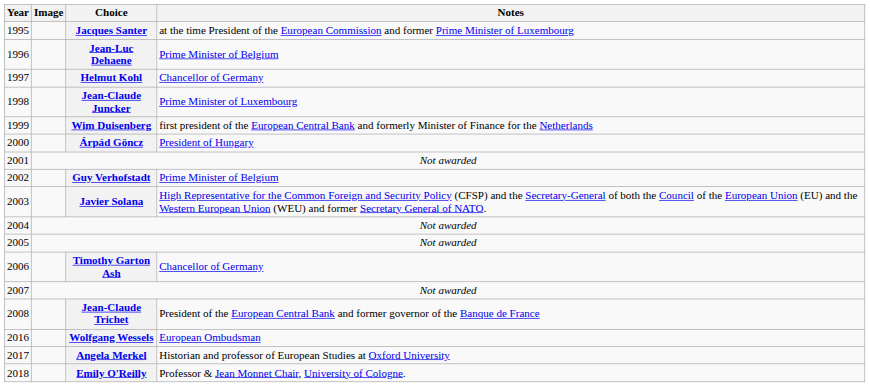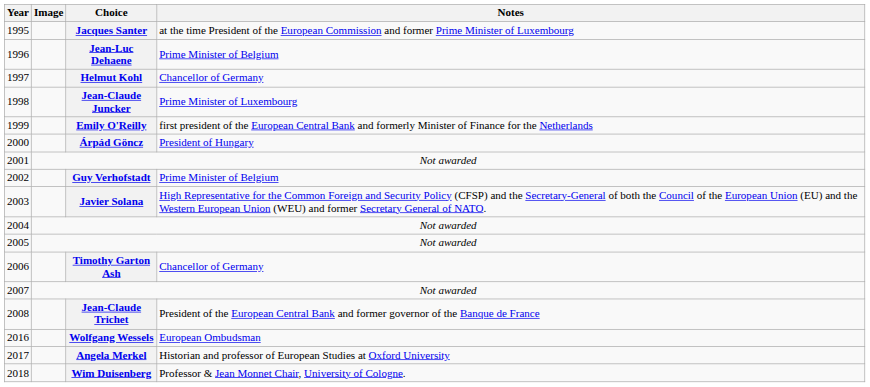(111, 125) Wim Duisenberg -> (111, 125) Emily O'Reilly
(111, 373) Emily O'Reilly -> (111, 373) Wim Duisenberg
